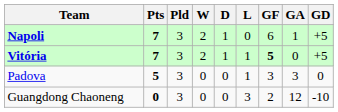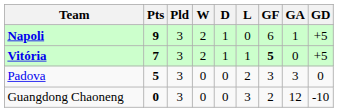(156, 35) 7 -> (156, 35) 9
(247, 76) 1 -> (247, 76) 2
